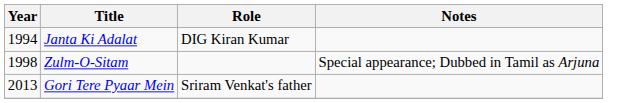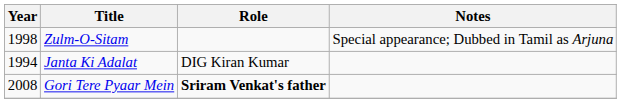rows swapped: (91, 39) <-> (86, 62)
(23, 86) 2013 -> (23, 86) 2008
(246, 86) normal -> (253, 86) bold
